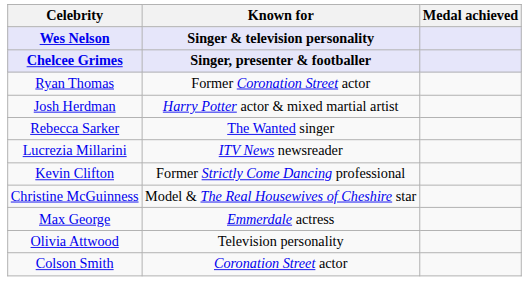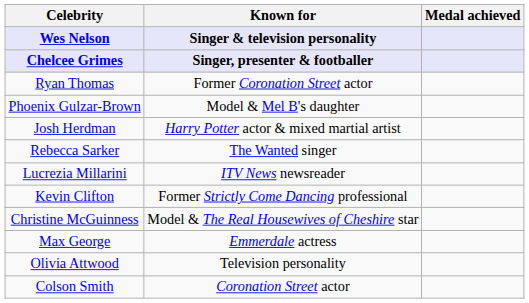+ row: (75, 106)
